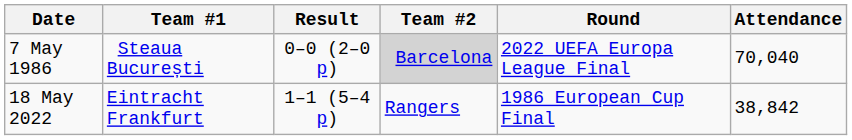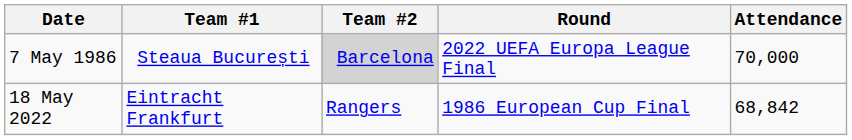- column: (327, 19)
(767, 59) 70,040 -> (767, 59) 70,000
(767, 109) 38,842 -> (767, 109) 68,842
